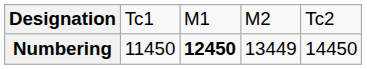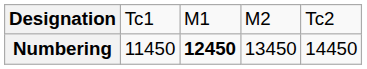(271, 49) 13449 -> (271, 49) 13450
